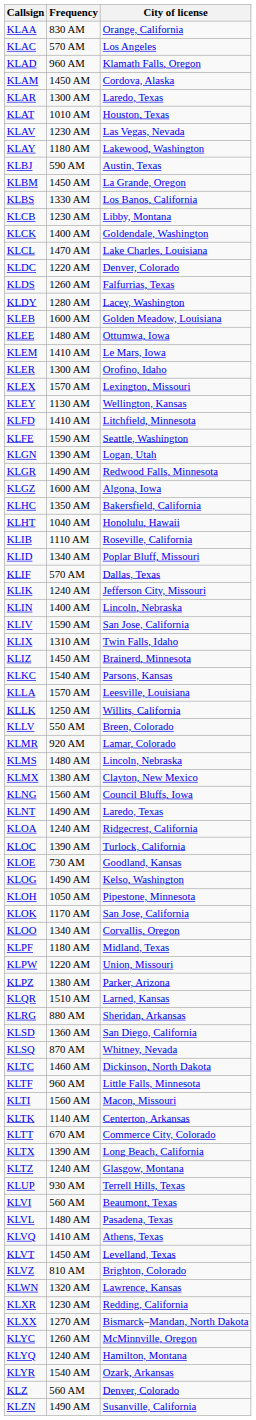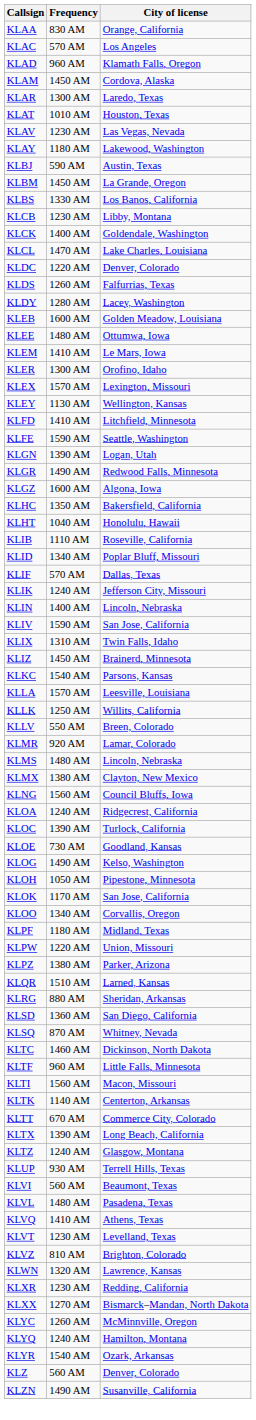- row: (21, 812)
(70, 1254) 1450 AM -> (70, 1237) 1230 AM
